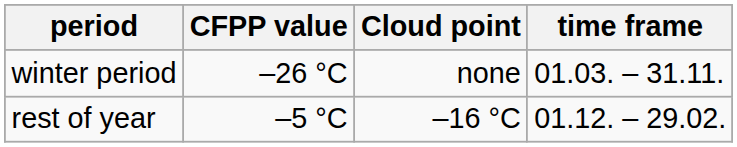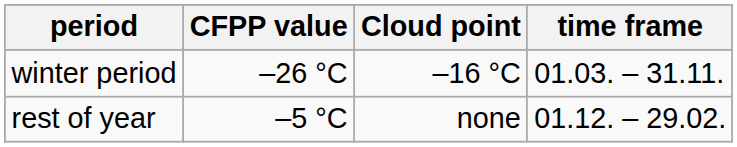(489, 73) none -> (477, 73) –16 °C
(477, 118) –16 °C -> (489, 118) none
